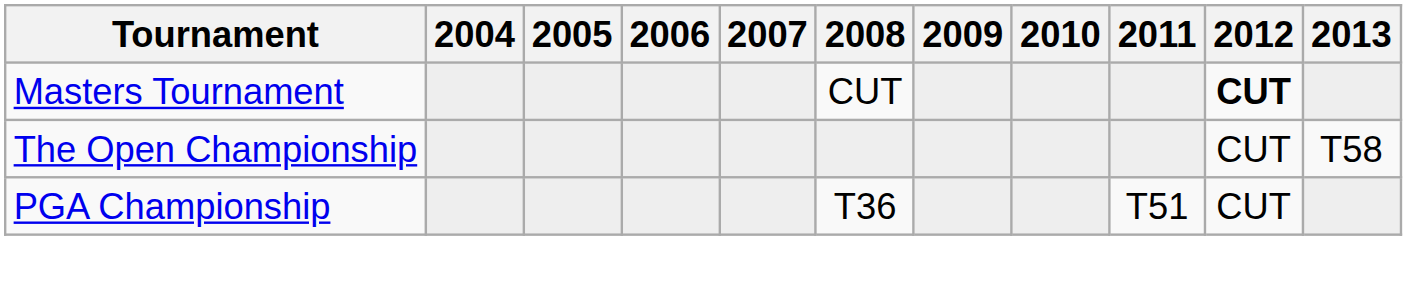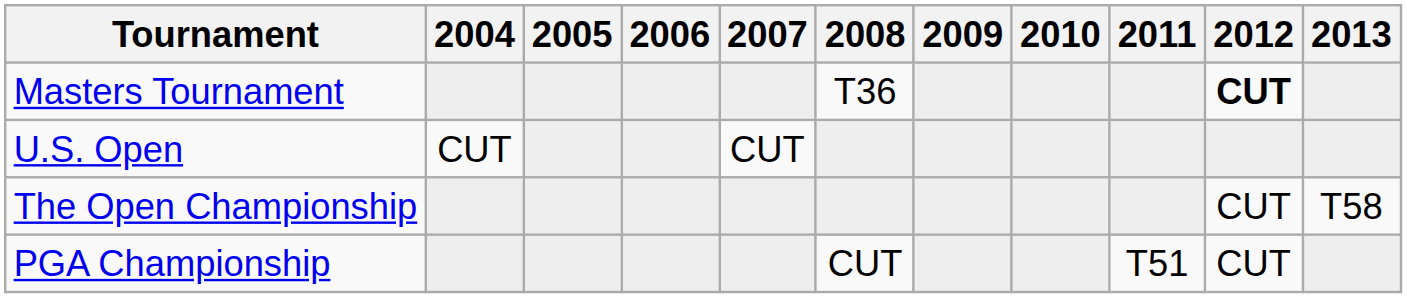(865, 92) CUT -> (865, 92) T36
+ row: (98, 149)
(865, 207) T36 -> (865, 264) CUT
